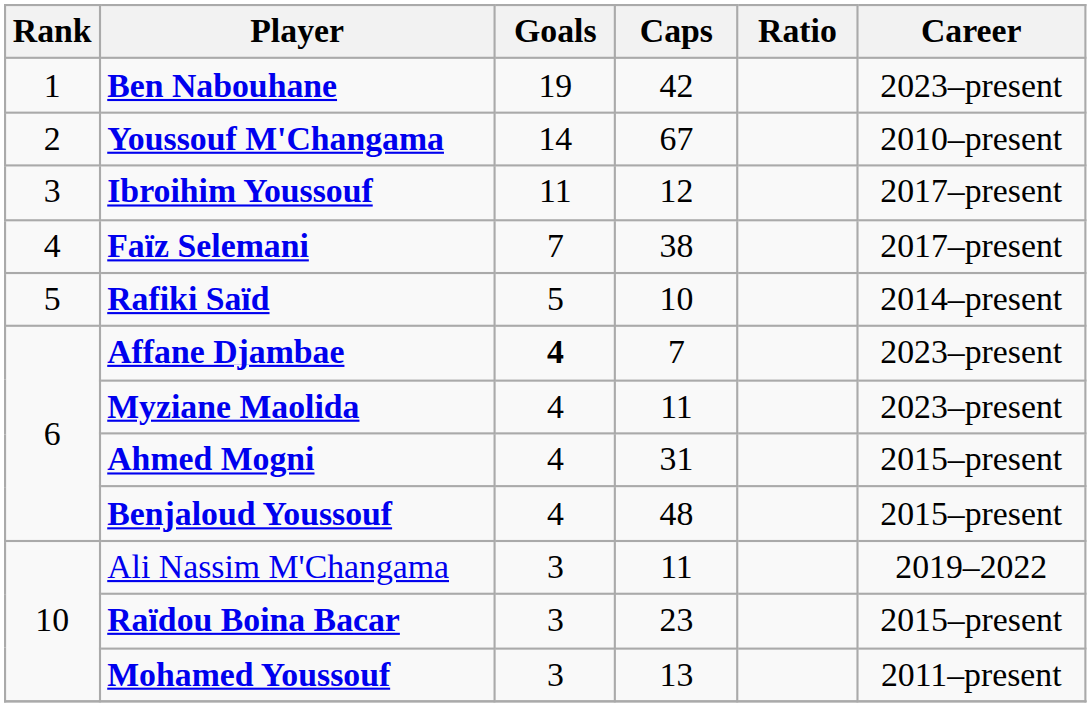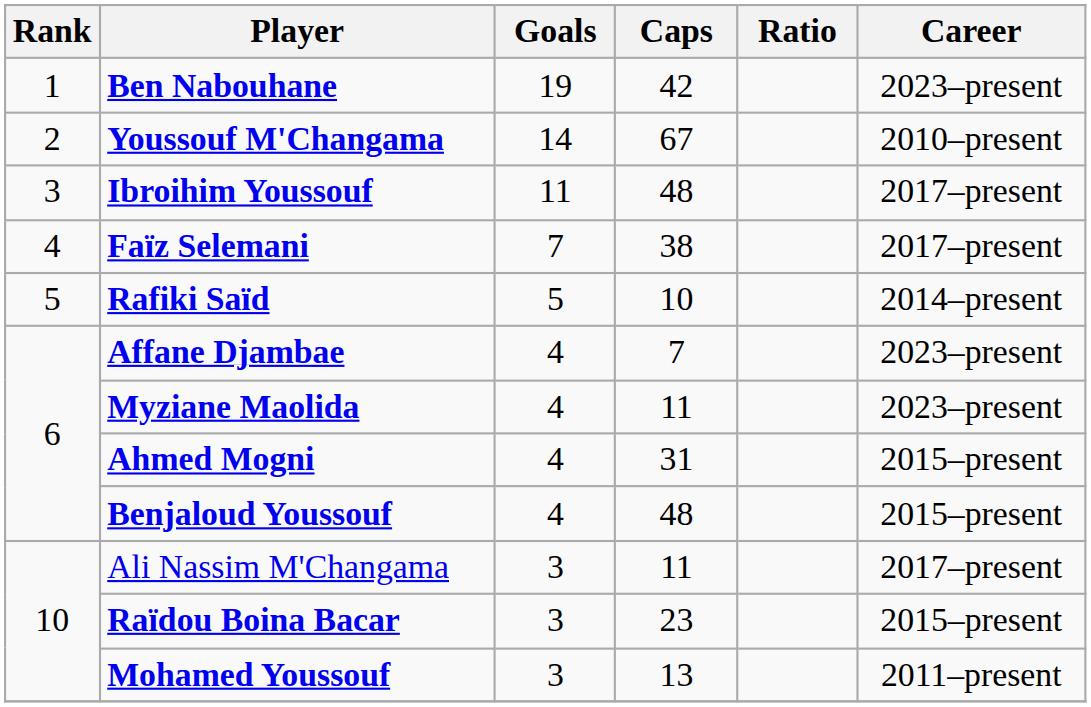(676, 191) 12 -> (676, 191) 48
(555, 352) bold -> (555, 352) normal
(971, 566) 2019–2022 -> (971, 566) 2017–present
